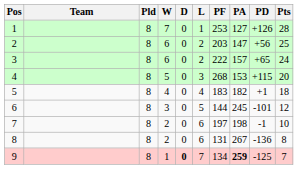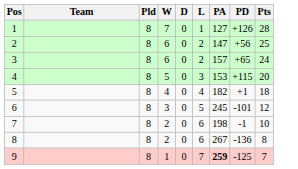- column: (220, 12)
(184, 156) bold -> (184, 156) normal
